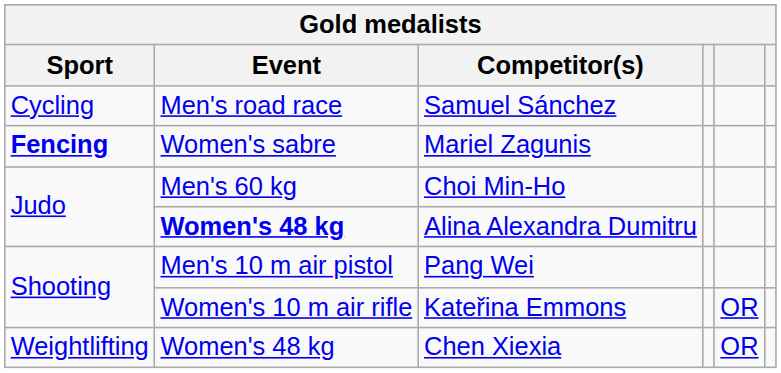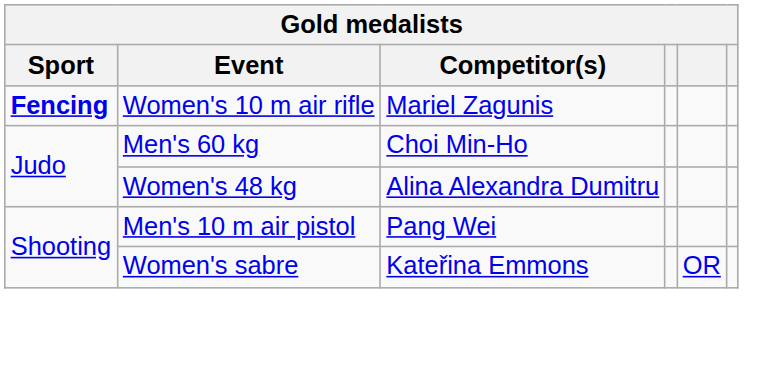- row: (520, 105)
(248, 145) Women's sabre -> (249, 105) Women's 10 m air rifle
(252, 226) bold -> (210, 186) normal
(286, 307) Women's 10 m air rifle -> (211, 266) Women's sabre
- row: (493, 347)
